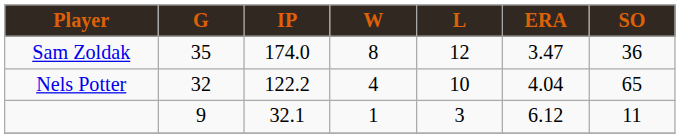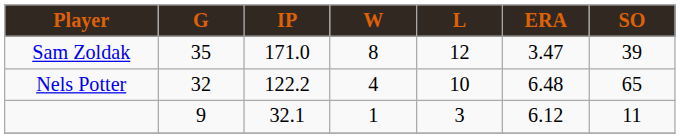(287, 52) 174.0 -> (287, 52) 171.0
(632, 52) 36 -> (632, 52) 39
(546, 84) 4.04 -> (546, 84) 6.48
